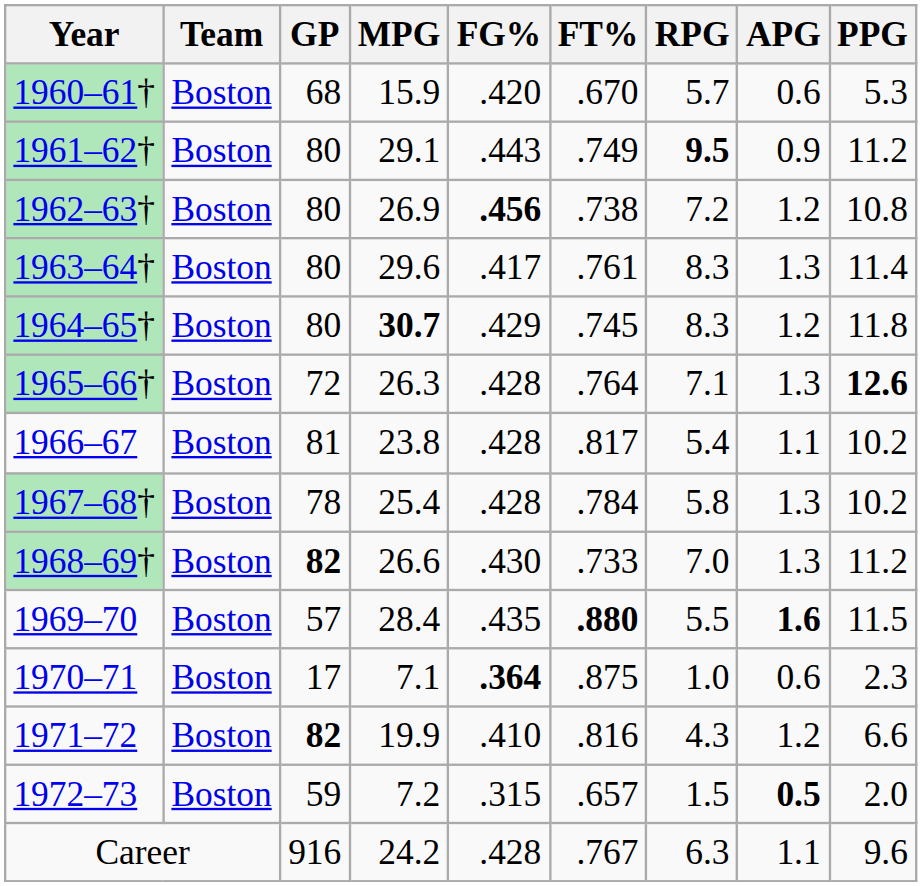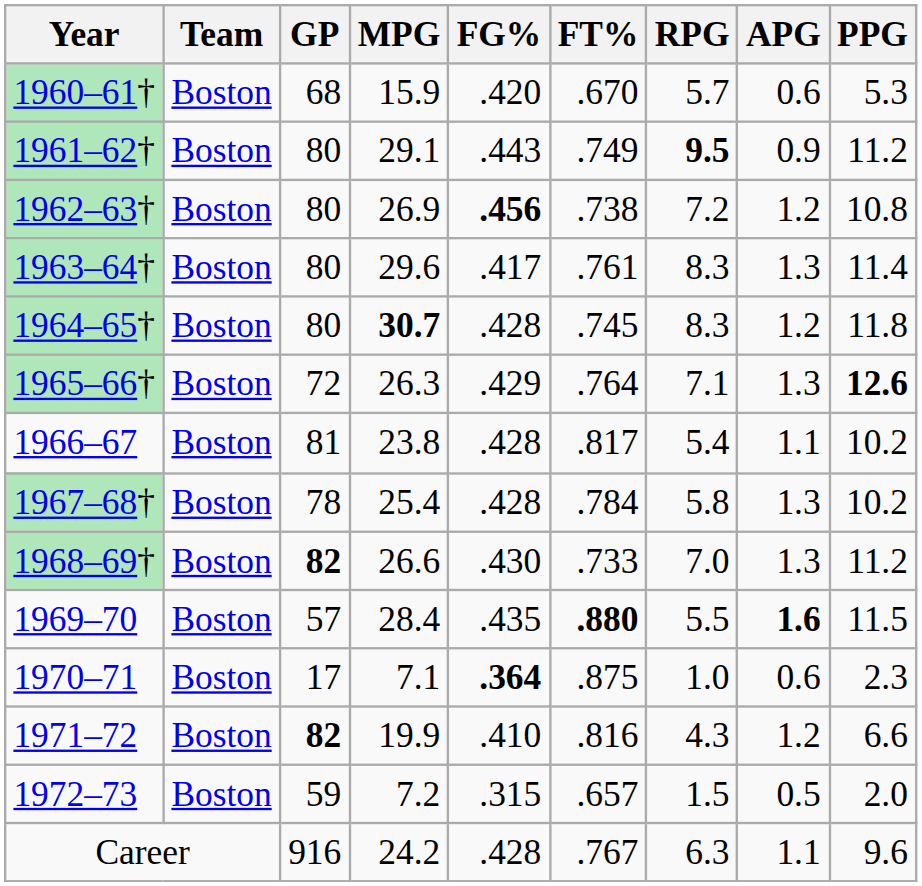(510, 325) .429 -> (510, 325) .428
(510, 384) .428 -> (510, 384) .429
(799, 793) bold -> (799, 793) normal
